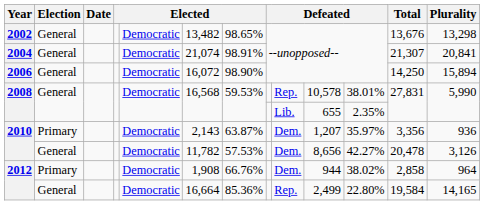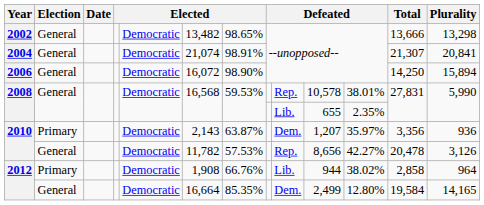(407, 33) 13,676 -> (407, 33) 13,666
(288, 151) Dem. -> (286, 151) Rep.
(288, 170) Dem. -> (284, 170) Lib.
(244, 190) 85.36% -> (244, 190) 85.35%
(286, 190) Rep. -> (288, 190) Dem.
(366, 190) 22.80% -> (366, 190) 12.80%
